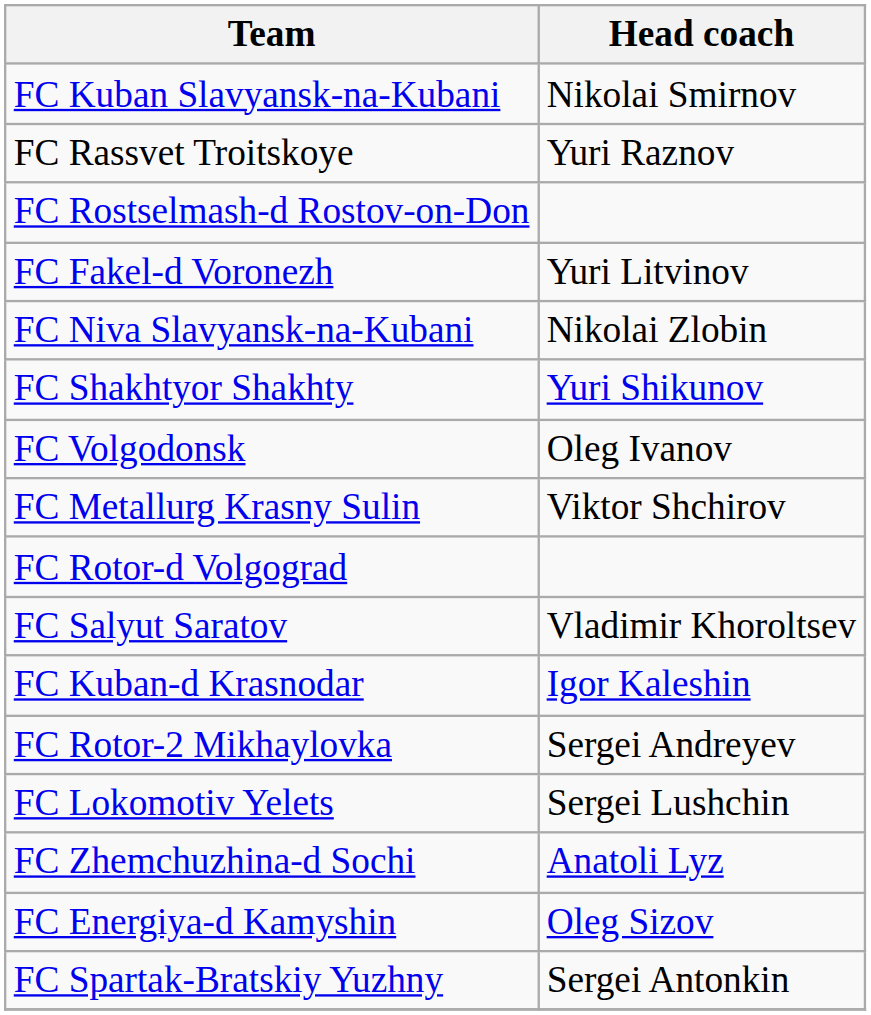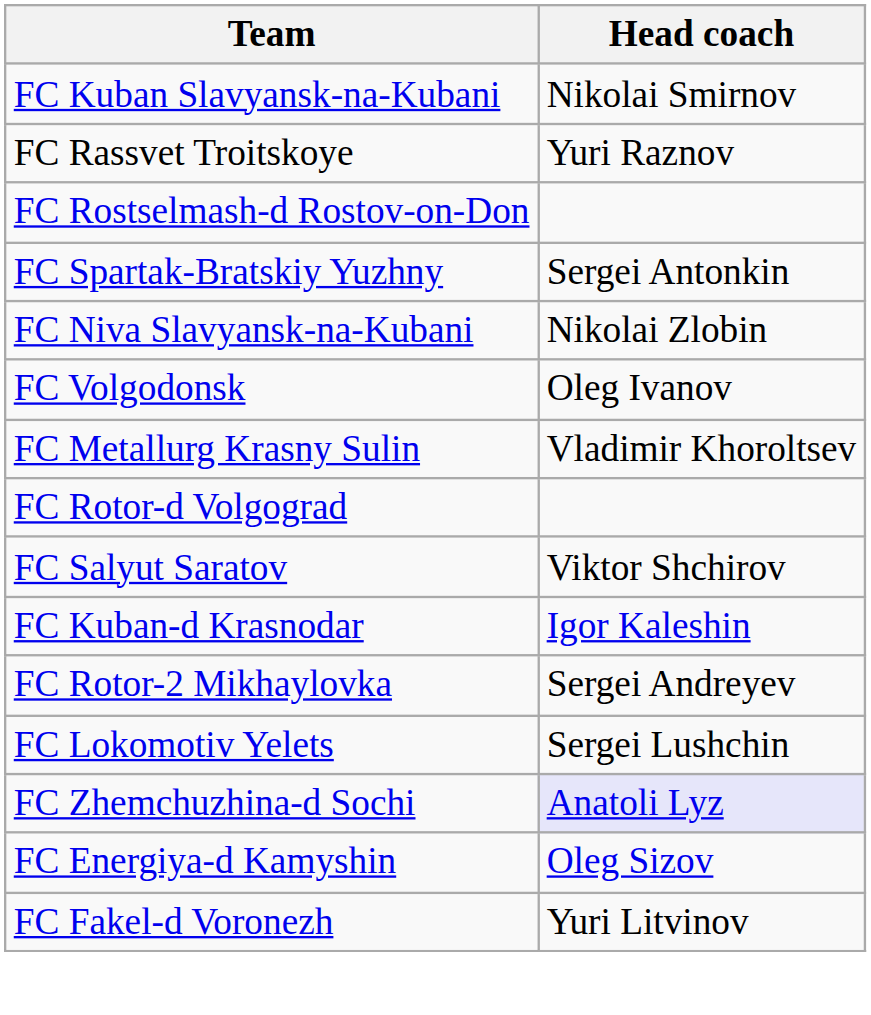rows swapped: (228, 980) <-> (174, 270)
- row: (184, 388)
(666, 507) Viktor Shchirov -> (701, 447) Vladimir Khoroltsev
(701, 625) Vladimir Khoroltsev -> (666, 566) Viktor Shchirov
(635, 861) no background -> (635, 802) lavender background
